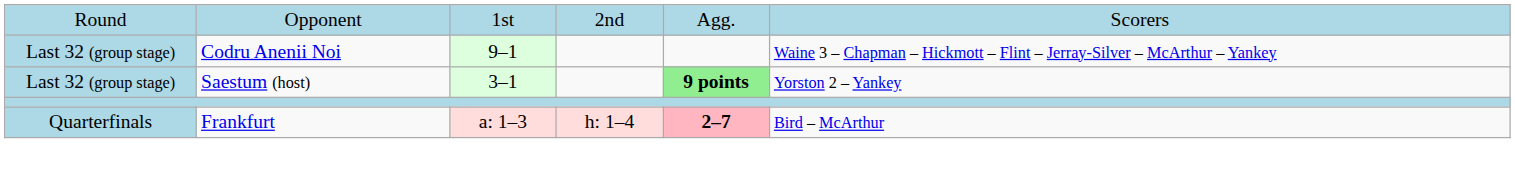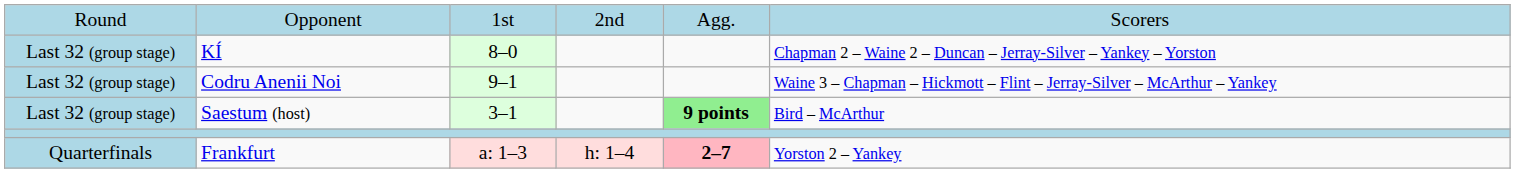+ row: (211, 50)
(838, 83) Yorston 2 – Yankey -> (829, 114) Bird – McArthur
(829, 123) Bird – McArthur -> (838, 154) Yorston 2 – Yankey
